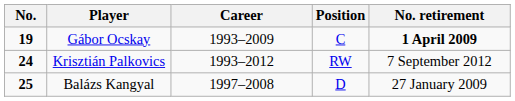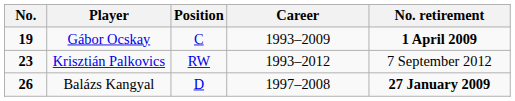columns swapped: (340, 15) <-> (242, 15)
(26, 61) 24 -> (26, 61) 23
(26, 84) 25 -> (26, 84) 26
(439, 84) normal -> (439, 84) bold
